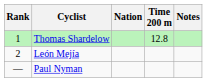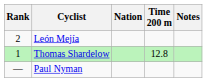rows swapped: (72, 38) <-> (56, 54)
